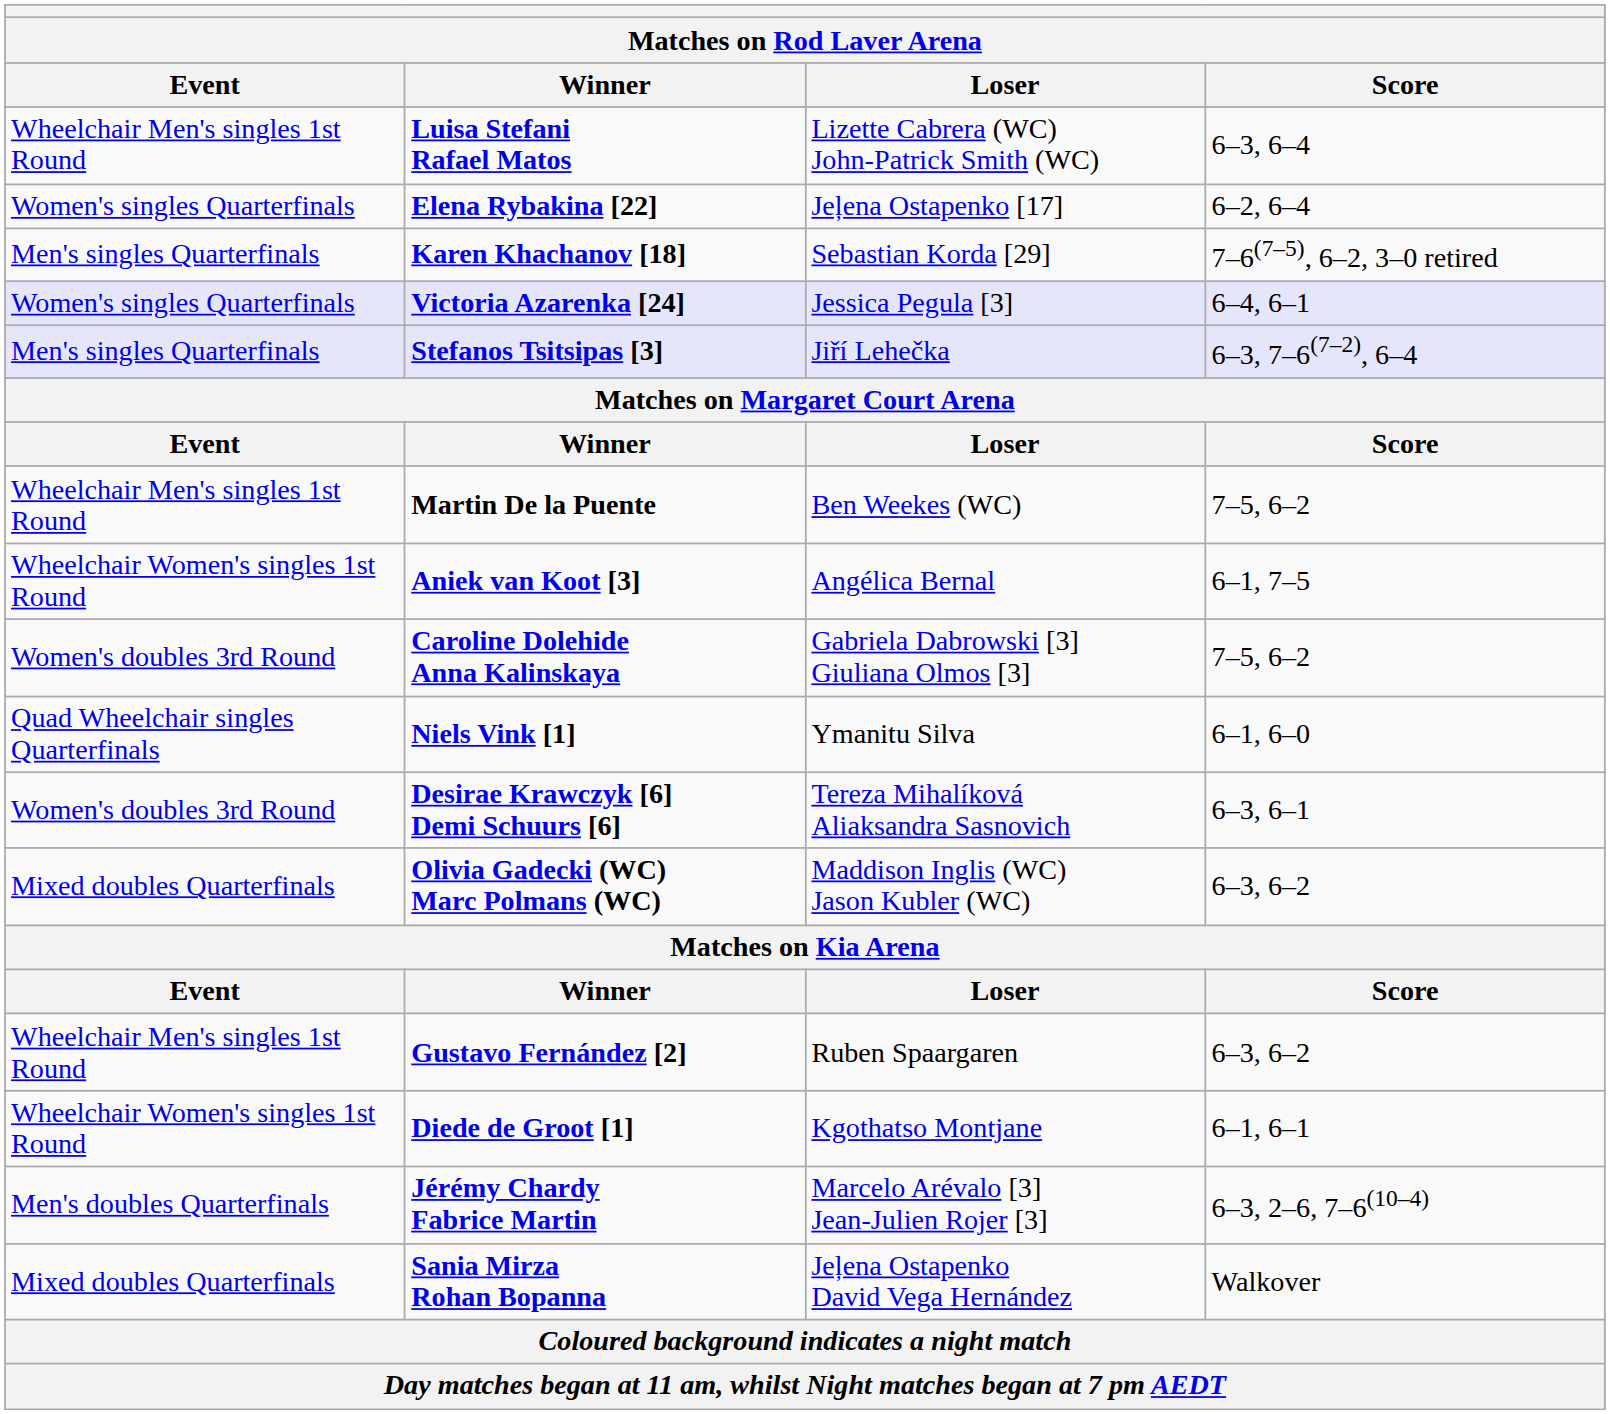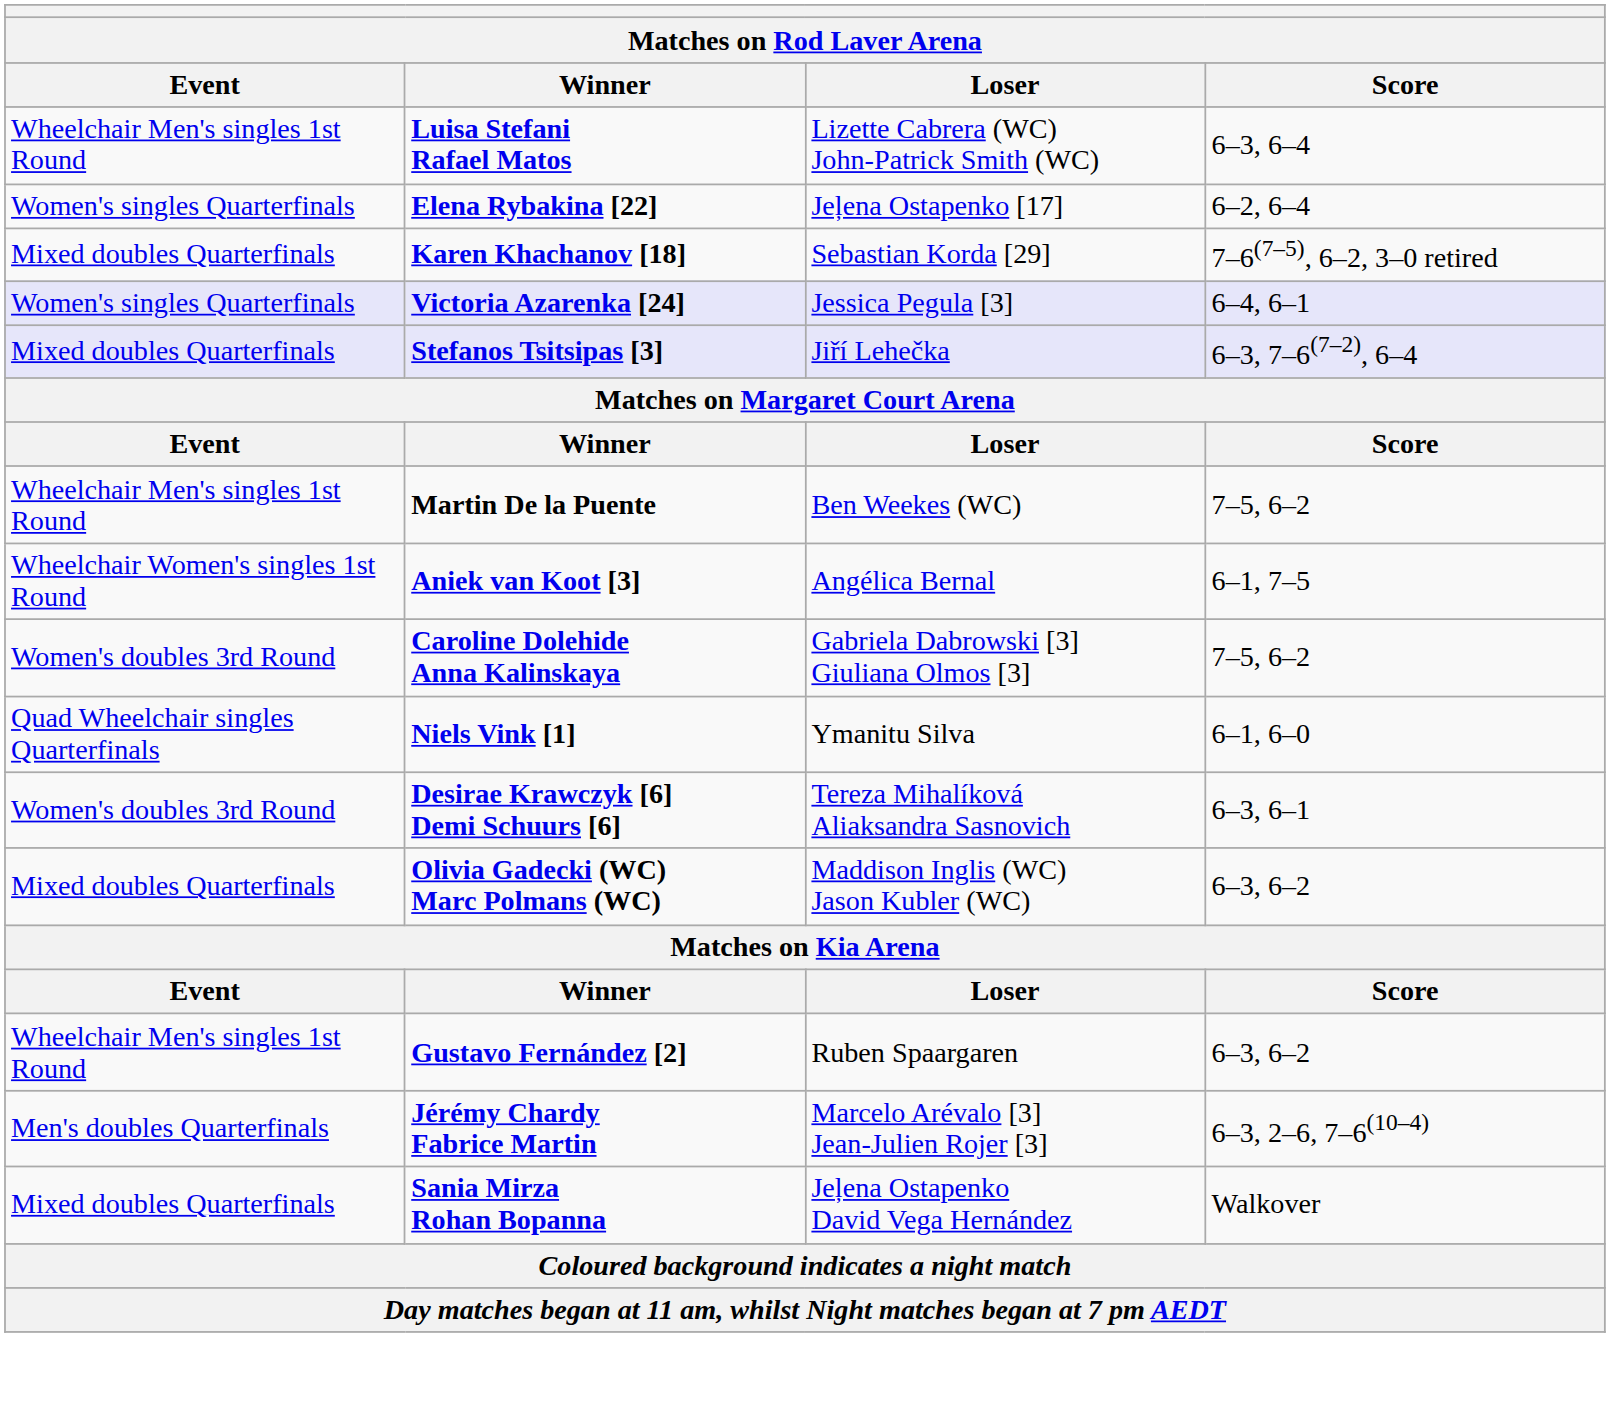(165, 253) Men's singles Quarterfinals -> (173, 253) Mixed doubles Quarterfinals
(165, 350) Men's singles Quarterfinals -> (173, 350) Mixed doubles Quarterfinals
- row: (522, 1128)
